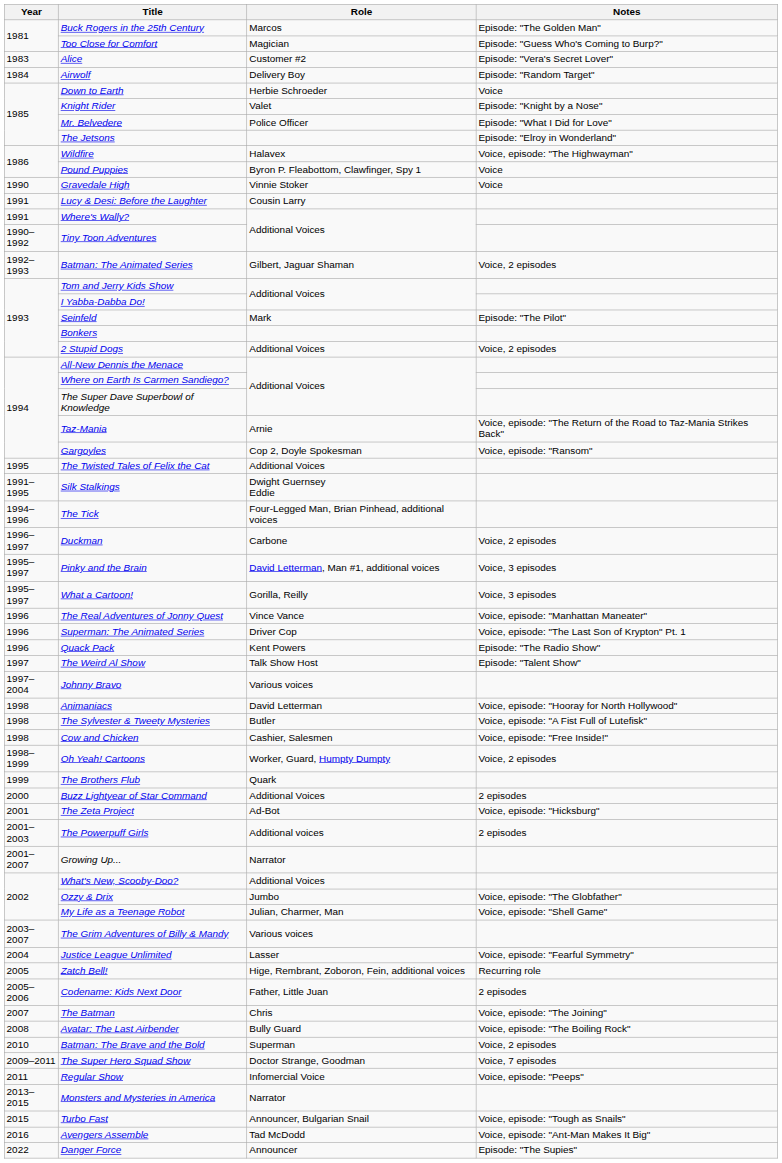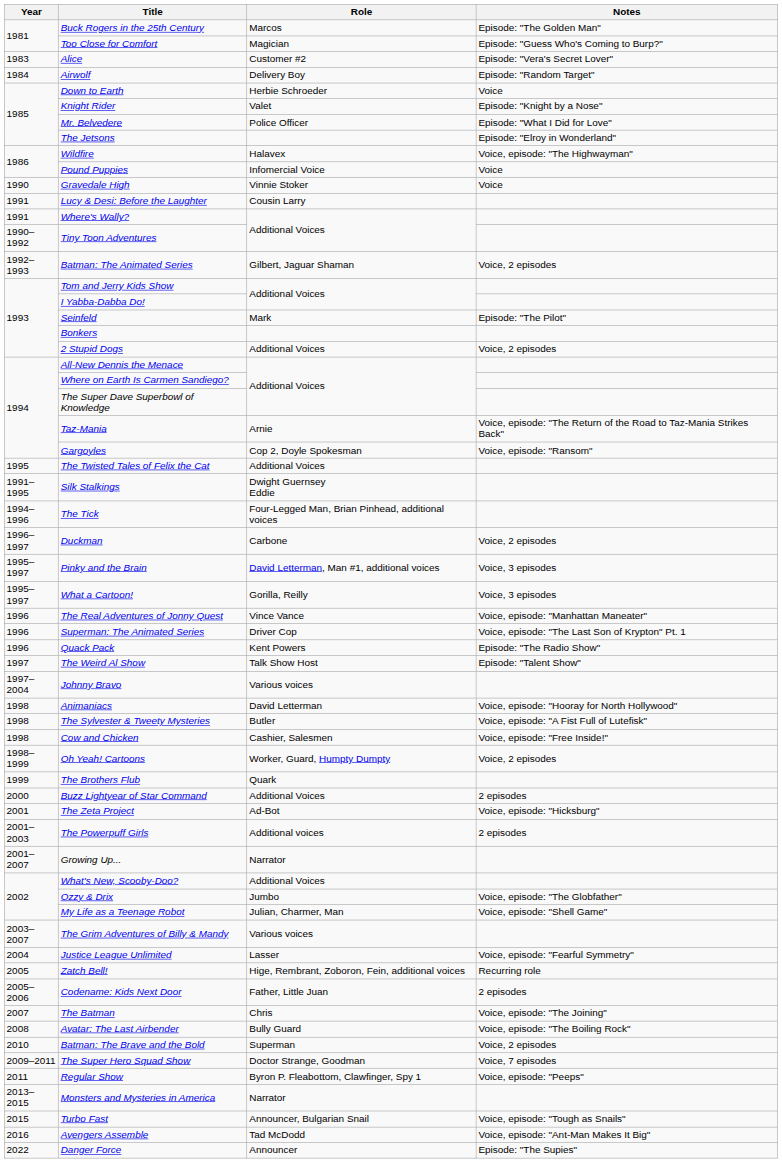(335, 169) Byron P. Fleabottom, Clawfinger, Spy 1 -> (287, 169) Infomercial Voice
(287, 1076) Infomercial Voice -> (335, 1076) Byron P. Fleabottom, Clawfinger, Spy 1
